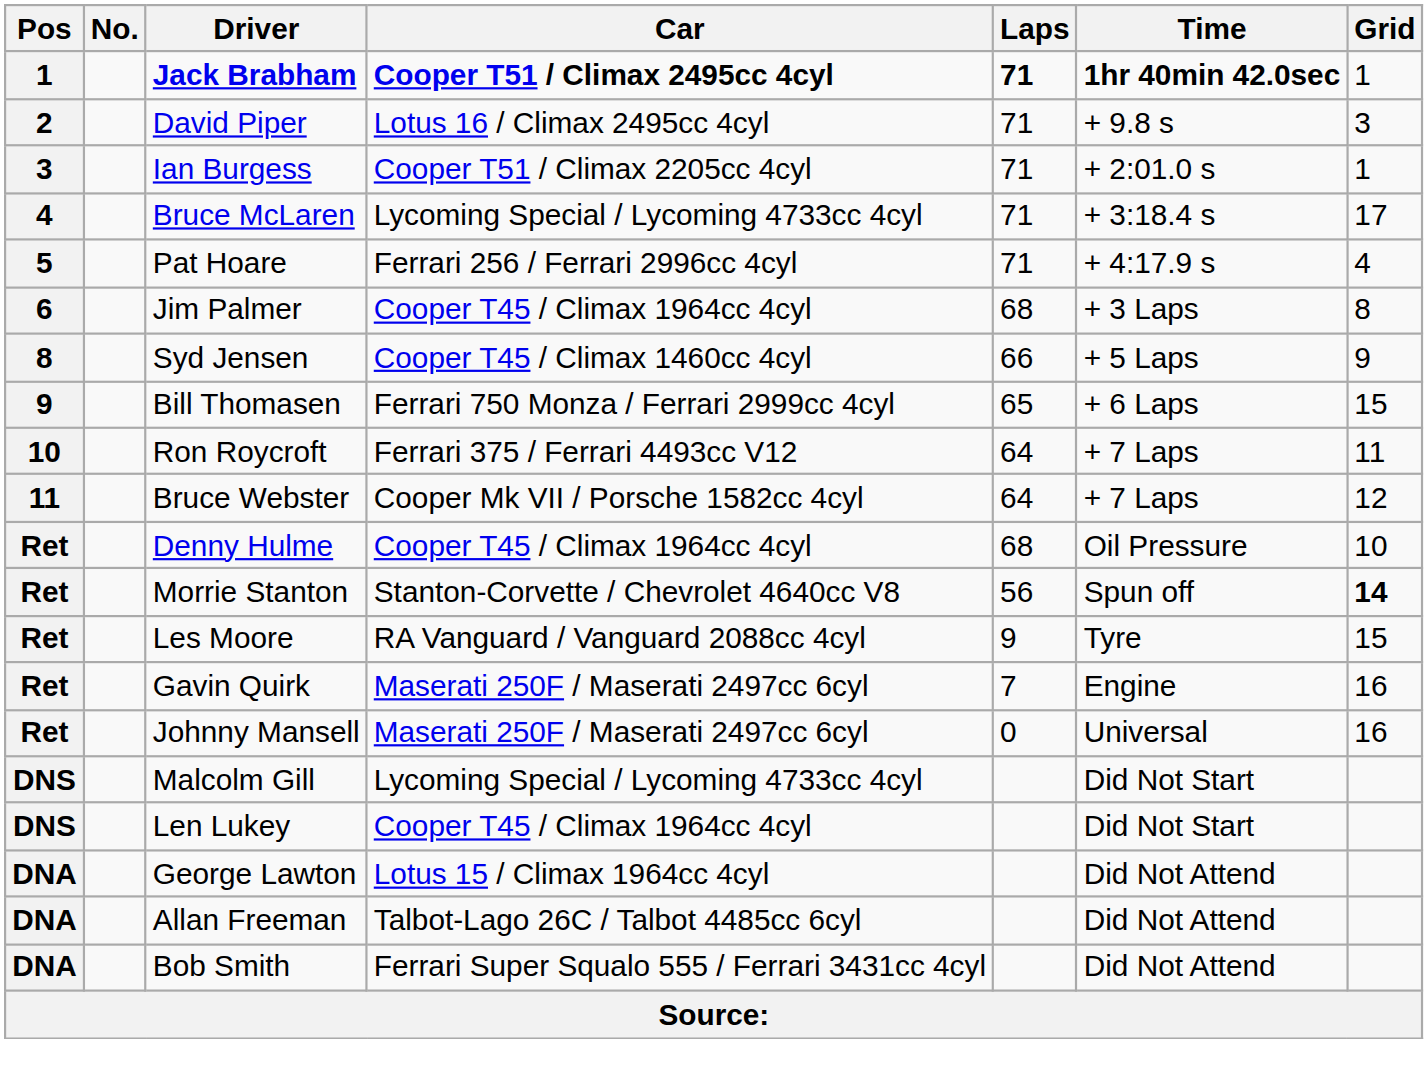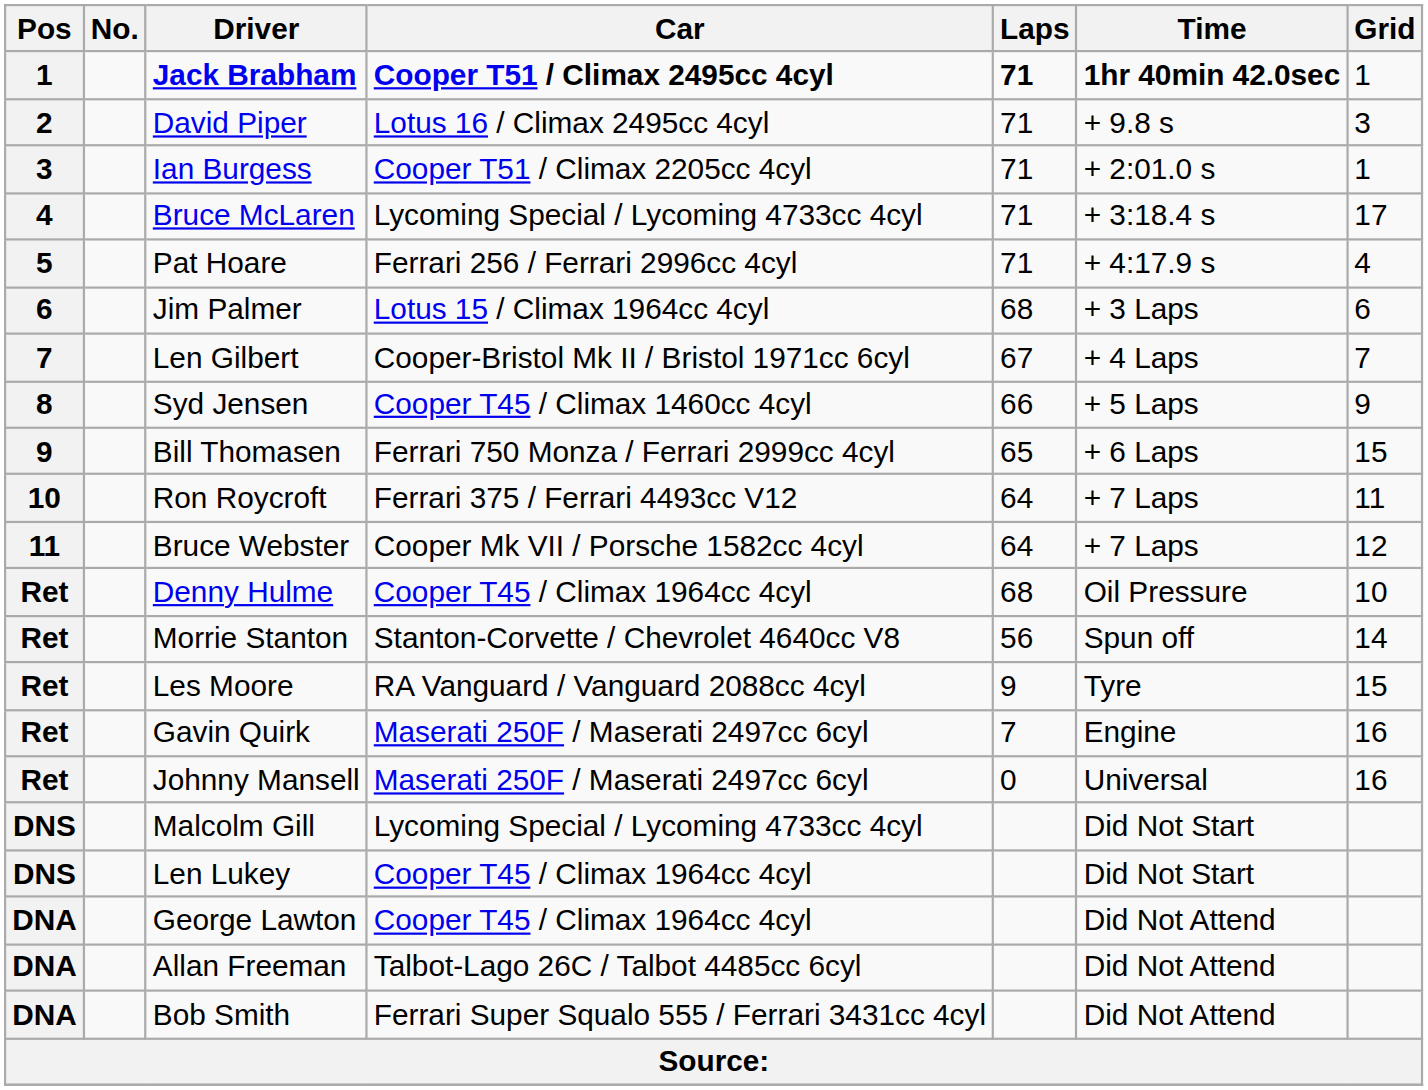(593, 310) Cooper T45 / Climax 1964cc 4cyl -> (572, 310) Lotus 15 / Climax 1964cc 4cyl
(1363, 310) 8 -> (1363, 310) 6
+ row: (226, 357)
(1371, 592) bold -> (1371, 638) normal
(572, 873) Lotus 15 / Climax 1964cc 4cyl -> (593, 920) Cooper T45 / Climax 1964cc 4cyl
